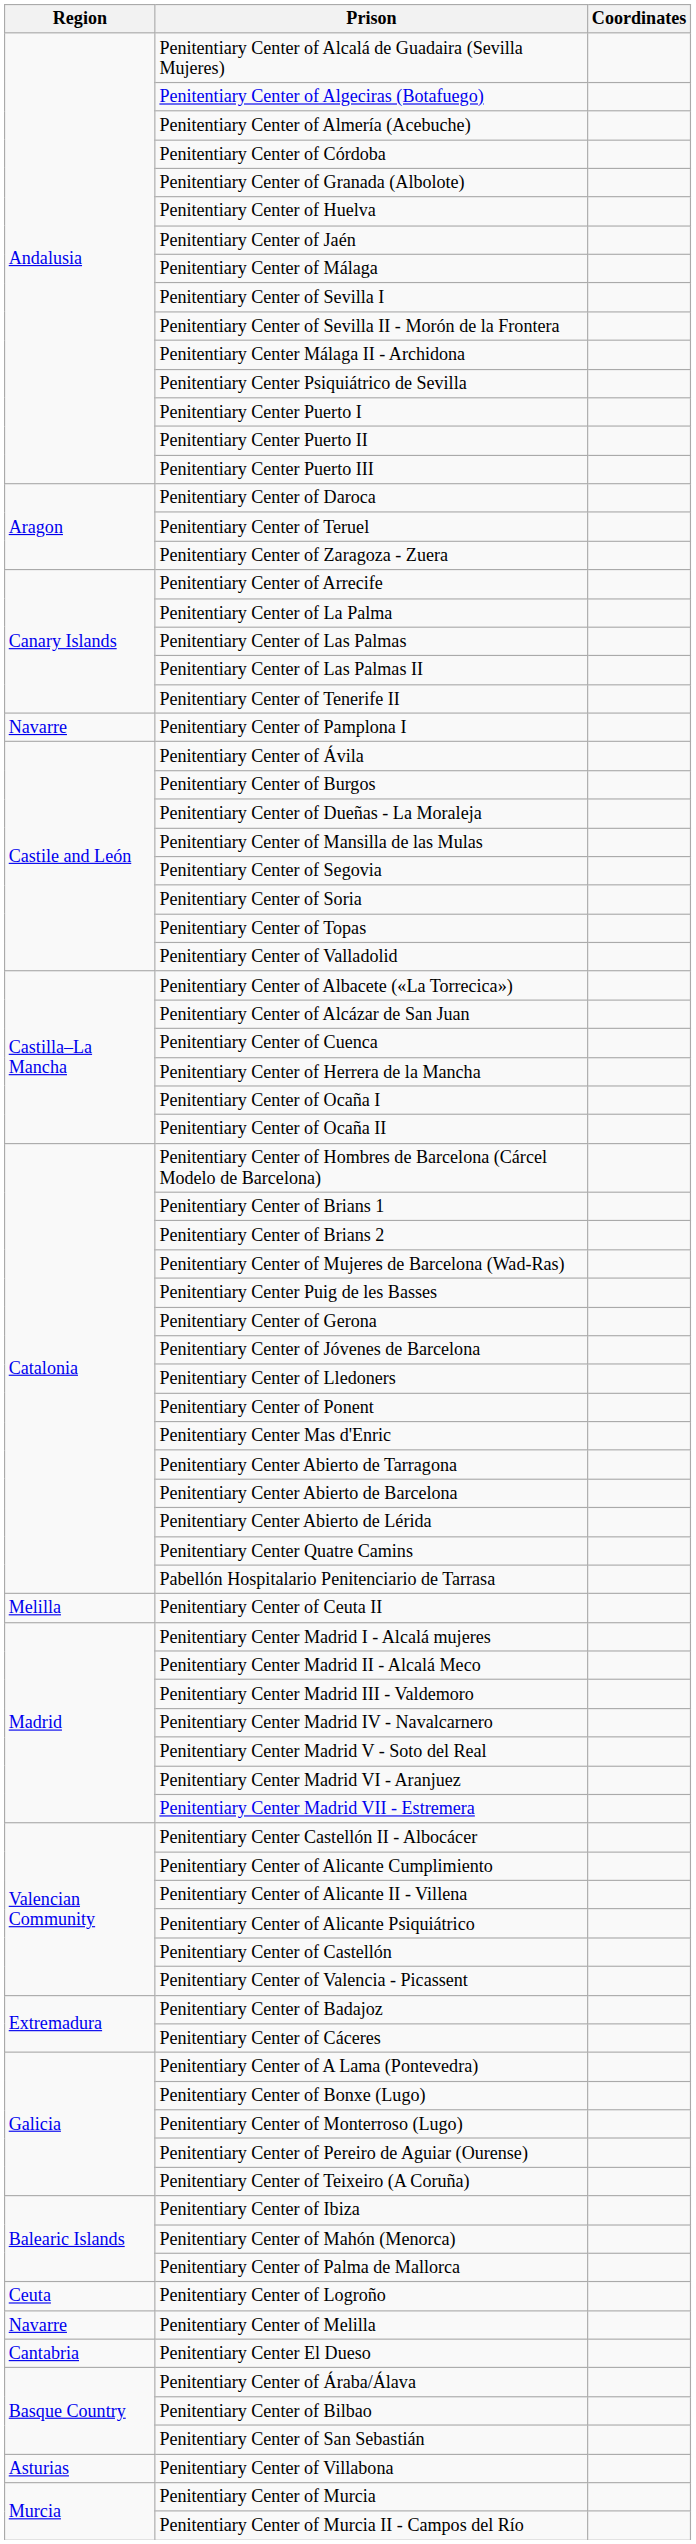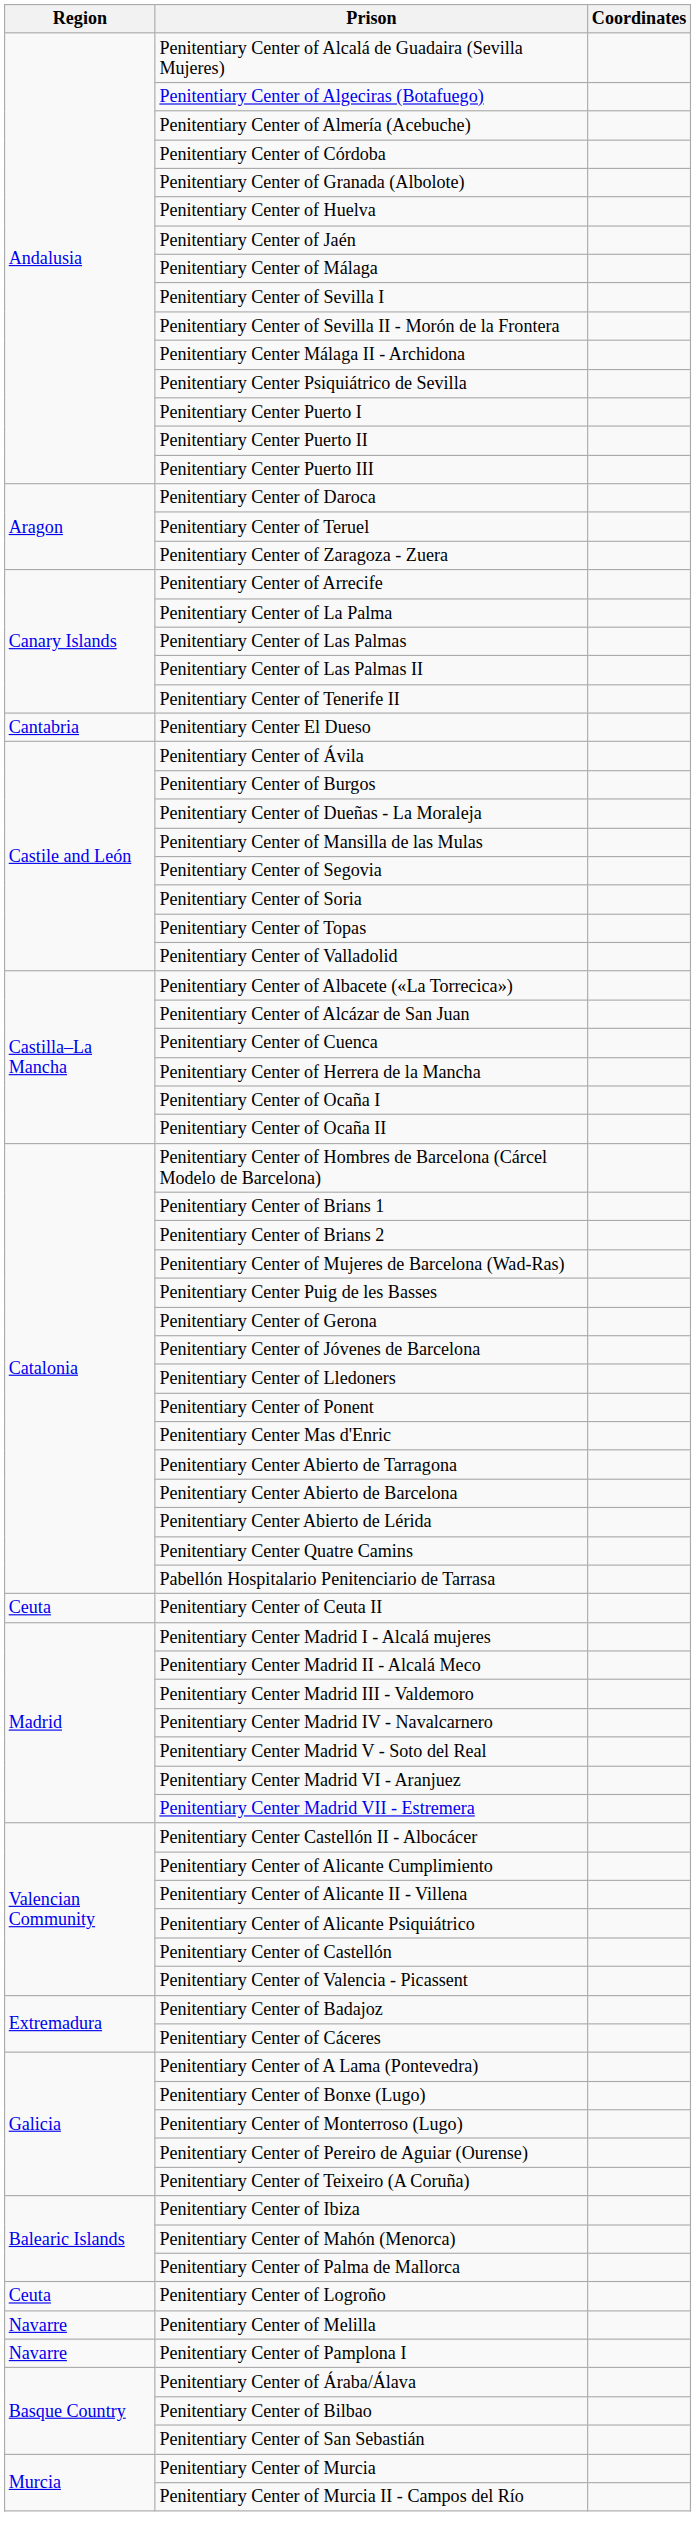rows swapped: (265, 2353) <-> (283, 727)
(35, 1607) Melilla -> (30, 1607) Ceuta
- row: (276, 2468)
